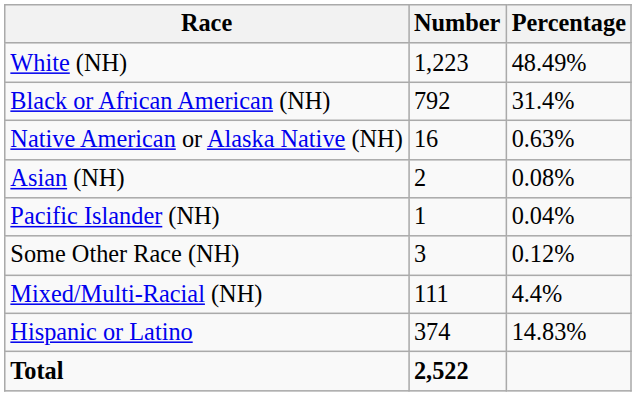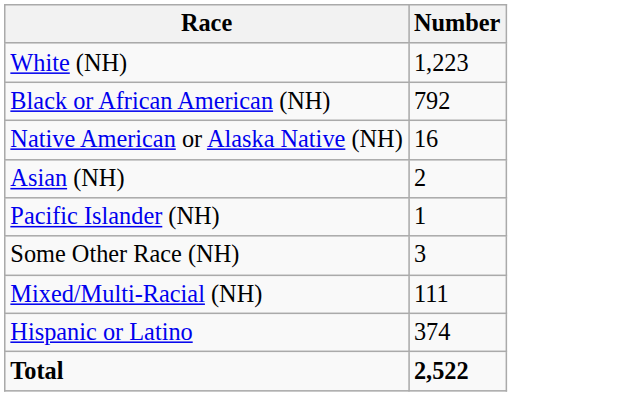- column: (569, 23)
